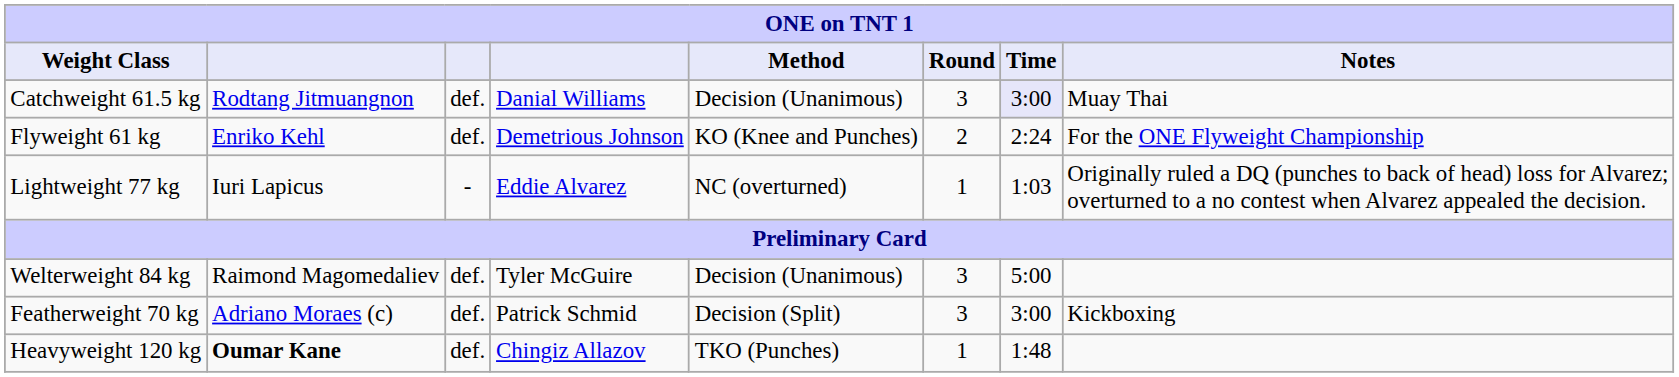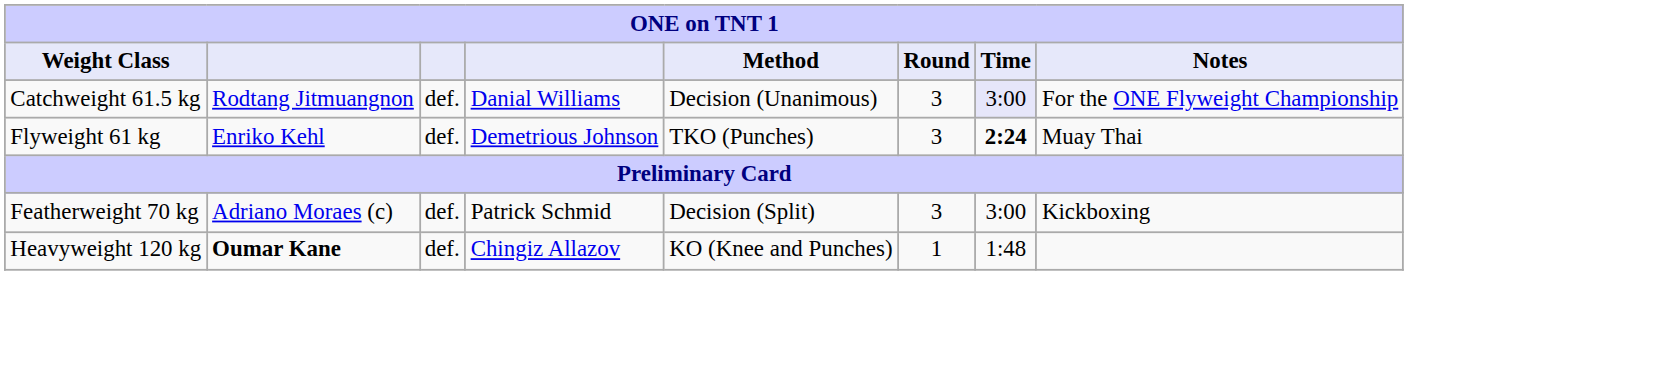(1118, 98) Muay Thai -> (1220, 98) For the ONE Flyweight Championship
(806, 136) KO (Knee and Punches) -> (741, 136) TKO (Punches)
(962, 136) 2 -> (937, 136) 3
(1031, 136) normal -> (1006, 136) bold
(1246, 136) For the ONE Flyweight Championship -> (1092, 136) Muay Thai
- row: (95, 187)
- row: (100, 276)
(767, 352) TKO (Punches) -> (781, 249) KO (Knee and Punches)
